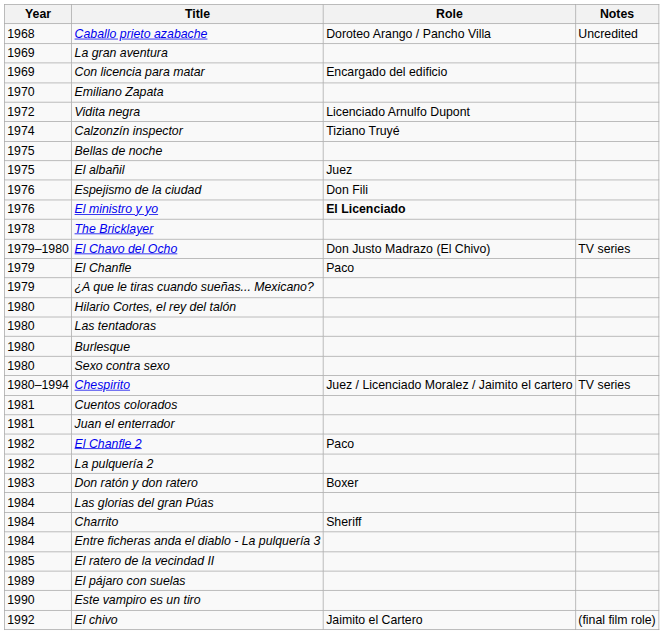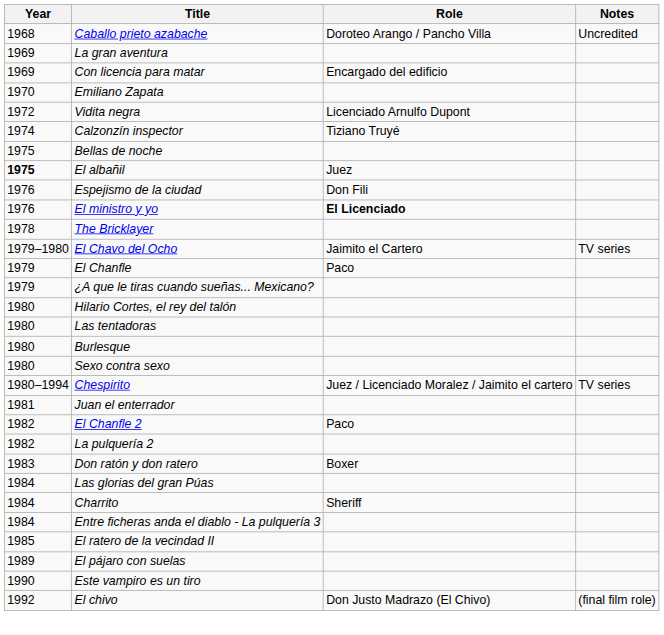(21, 170) normal -> (21, 170) bold
(408, 248) Don Justo Madrazo (El Chivo) -> (374, 248) Jaimito el Cartero
- row: (126, 405)
(374, 619) Jaimito el Cartero -> (408, 600) Don Justo Madrazo (El Chivo)
